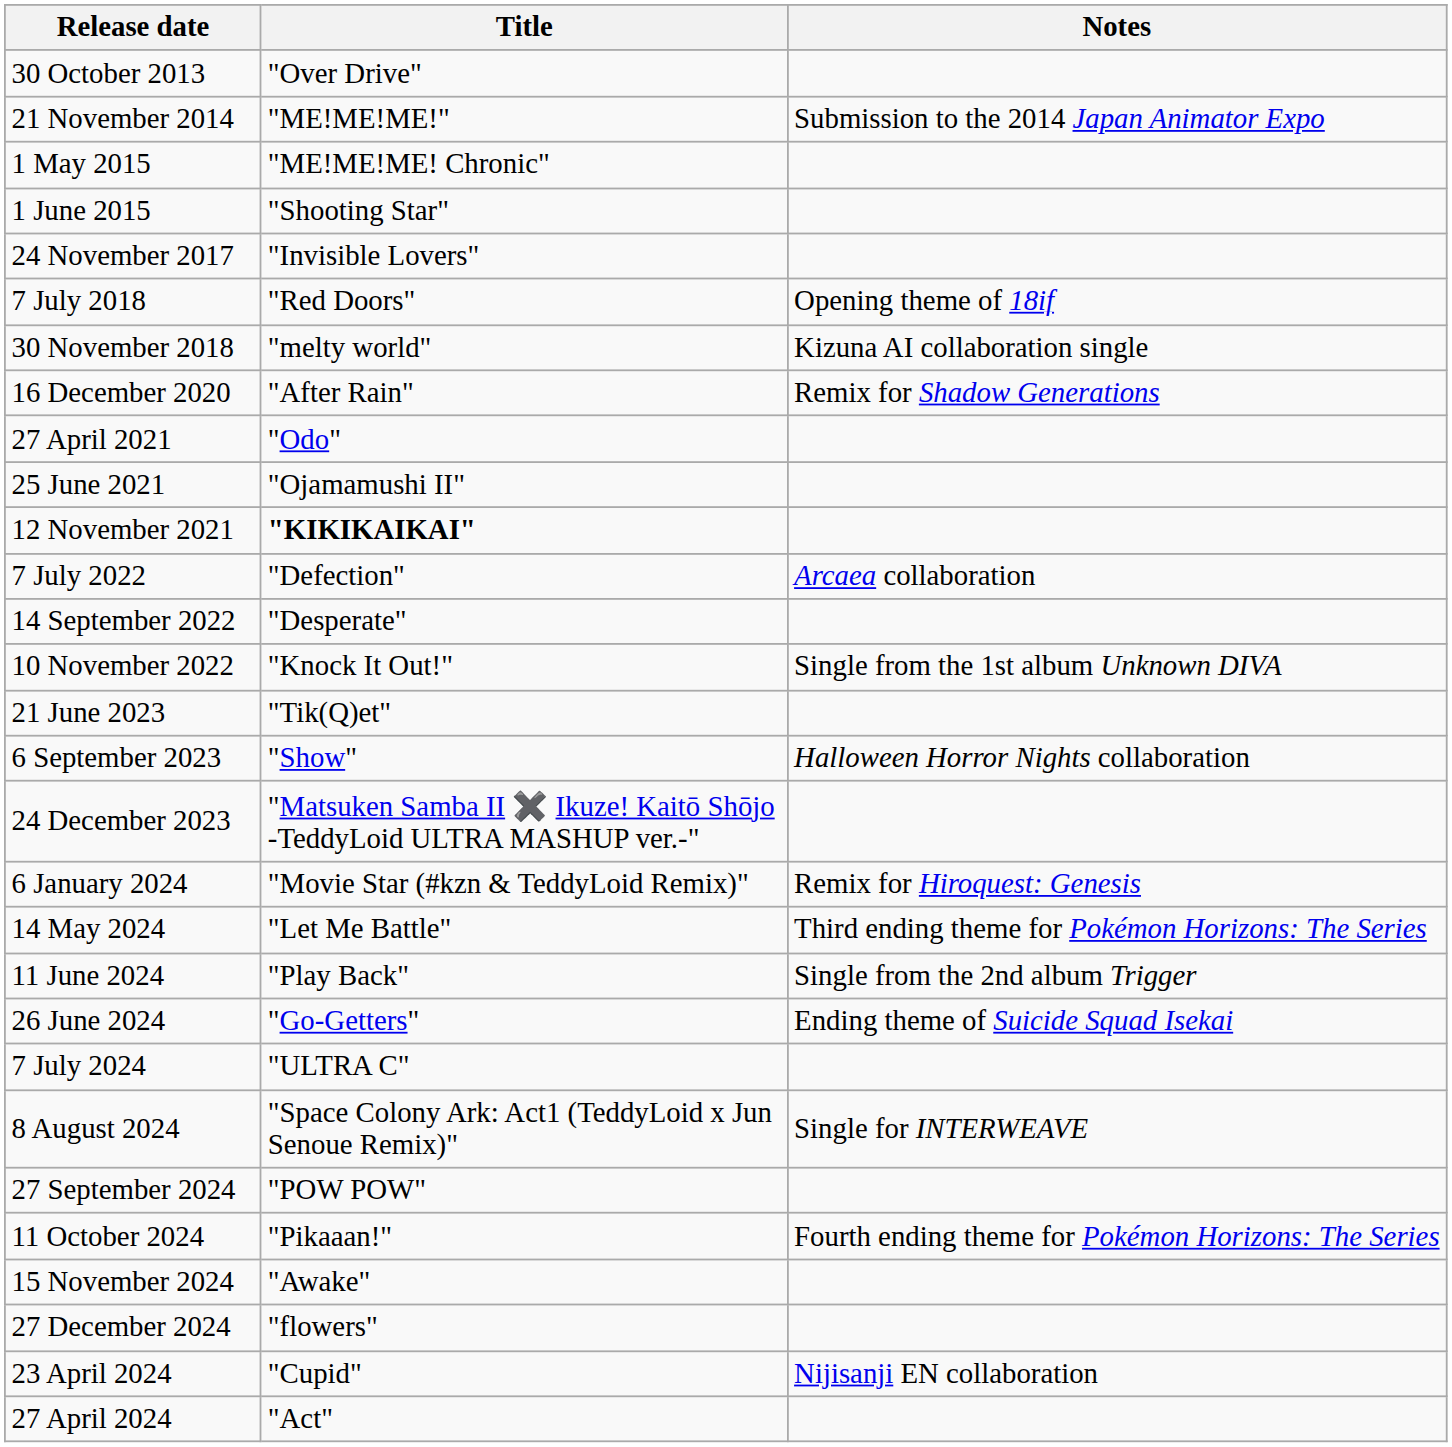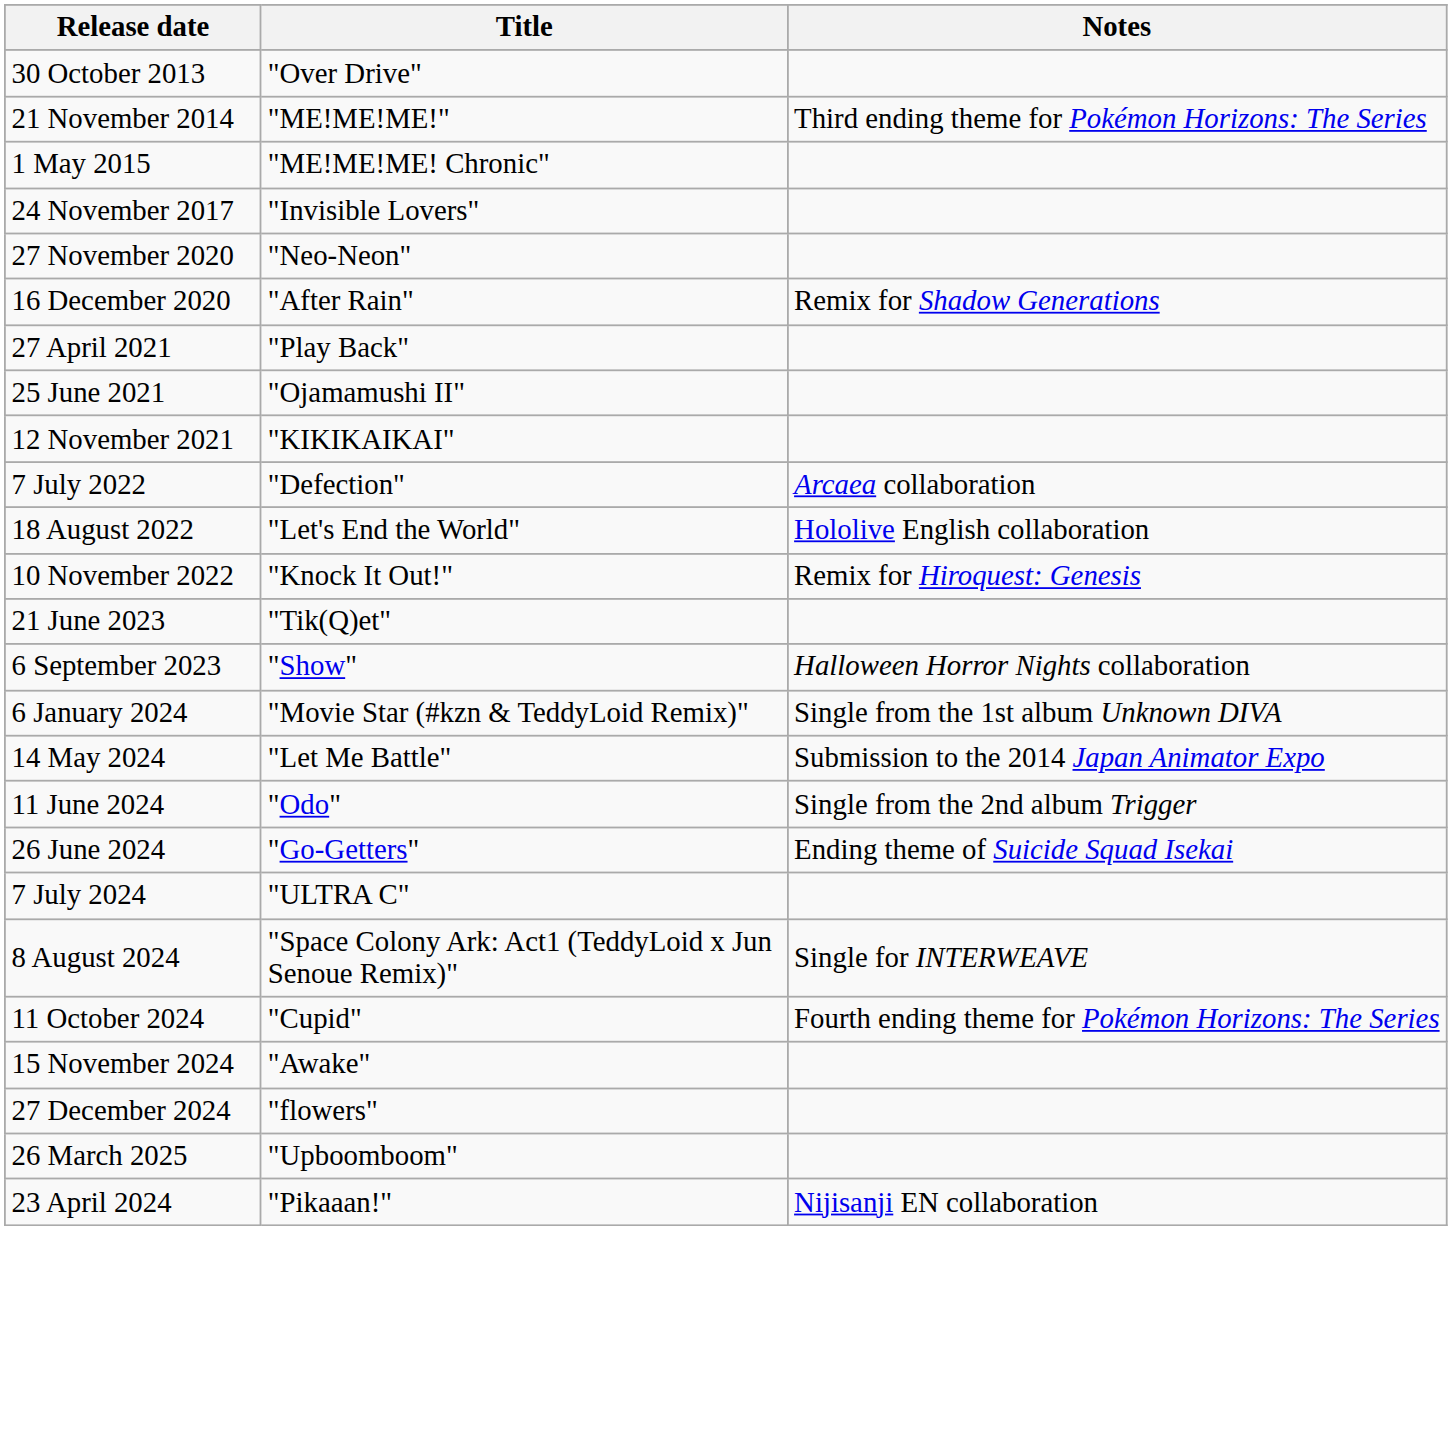(1059, 118) Submission to the 2014 Japan Animator Expo -> (1110, 118) Third ending theme for Pokémon Horizons: The Series
- row: (81, 210)
- row: (79, 301)
- row: (123, 347)
+ row: (123, 255)
(304, 438) "Odo" -> (338, 347) "Play Back"
(372, 529) bold -> (361, 438) normal
+ row: (103, 529)
- row: (124, 621)
(1038, 666) Single from the 1st album Unknown DIVA -> (968, 575) Remix for Hiroquest: Genesis
- row: (121, 820)
(968, 883) Remix for Hiroquest: Genesis -> (1038, 712) Single from the 1st album Unknown DIVA
(1110, 929) Third ending theme for Pokémon Horizons: The Series -> (1059, 758) Submission to the 2014 Japan Animator Expo
(338, 975) "Play Back" -> (304, 803) "Odo"
- row: (124, 1190)
(330, 1235) "Pikaaan!" -> (315, 1018) "Cupid"
+ row: (100, 1155)
(315, 1372) "Cupid" -> (330, 1201) "Pikaaan!"
- row: (92, 1418)
